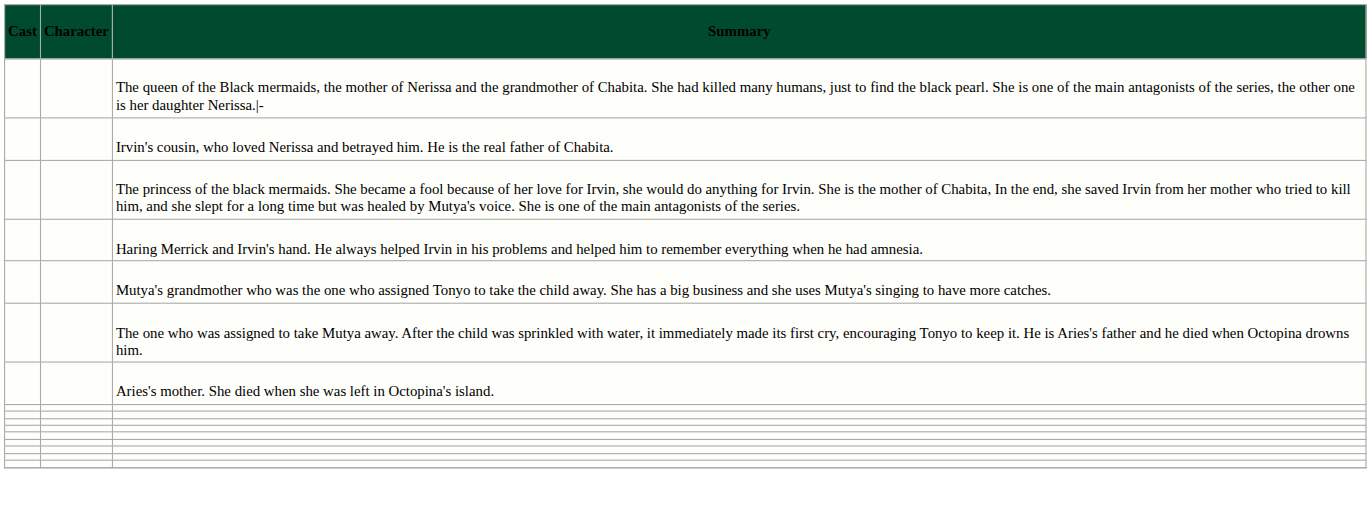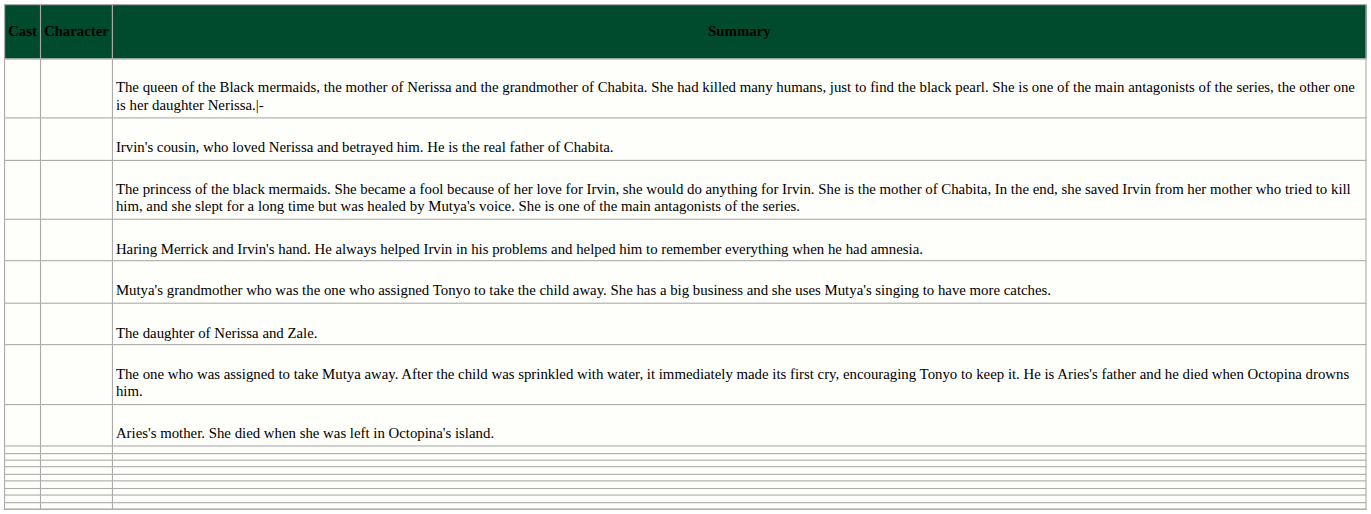+ row: (22, 324)
